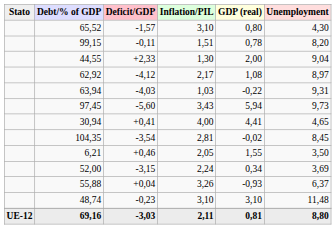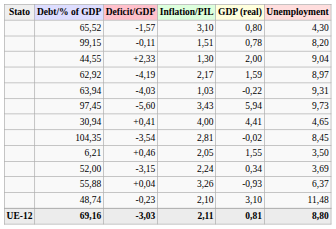(145, 75) -4,12 -> (145, 75) -4,19
(254, 75) 1,08 -> (254, 75) 1,59
(205, 200) 3,10 -> (205, 200) 2,10
